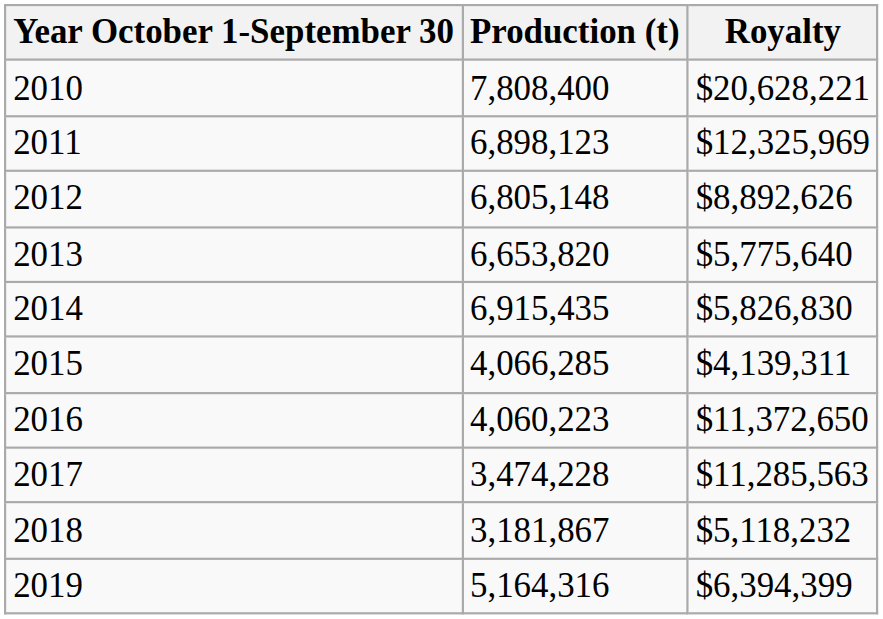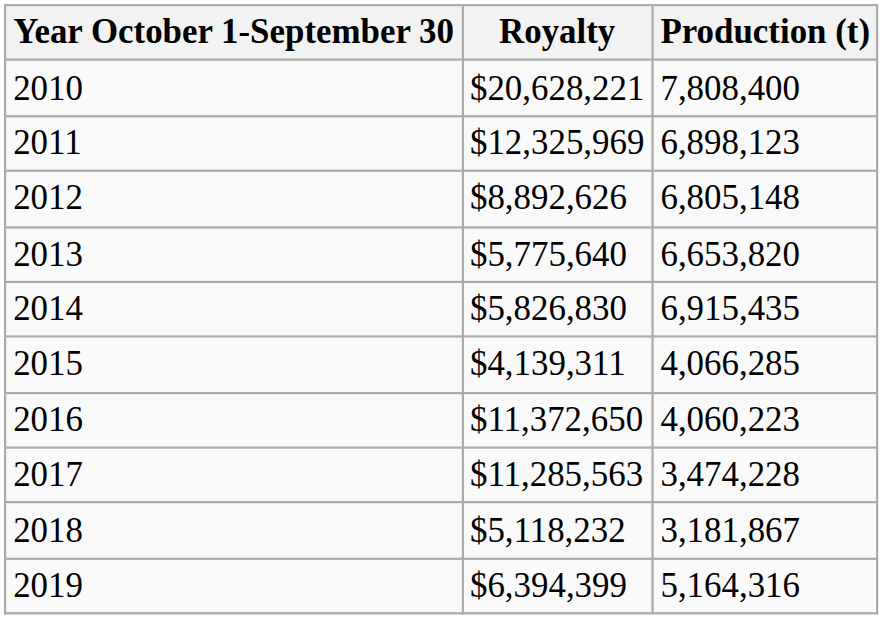columns swapped: (575, 32) <-> (783, 32)
